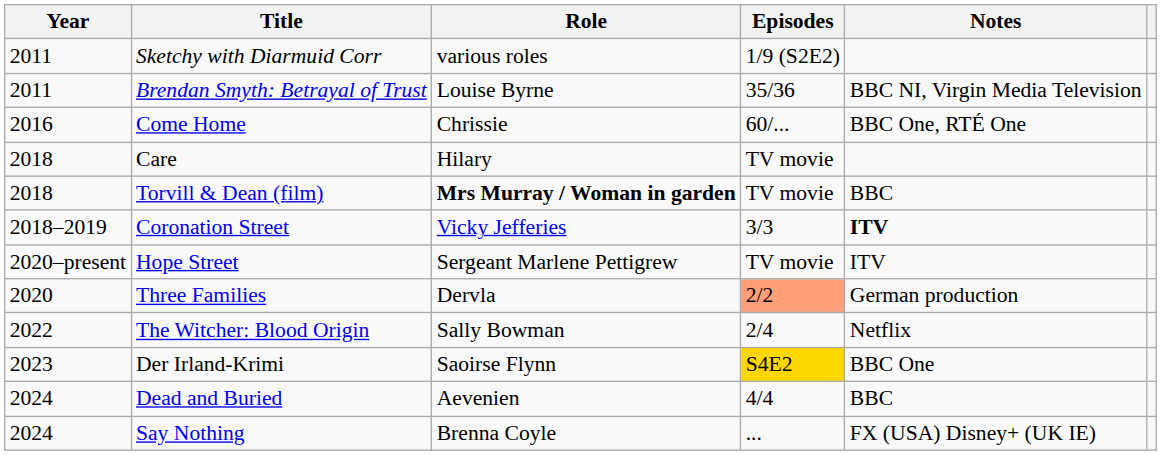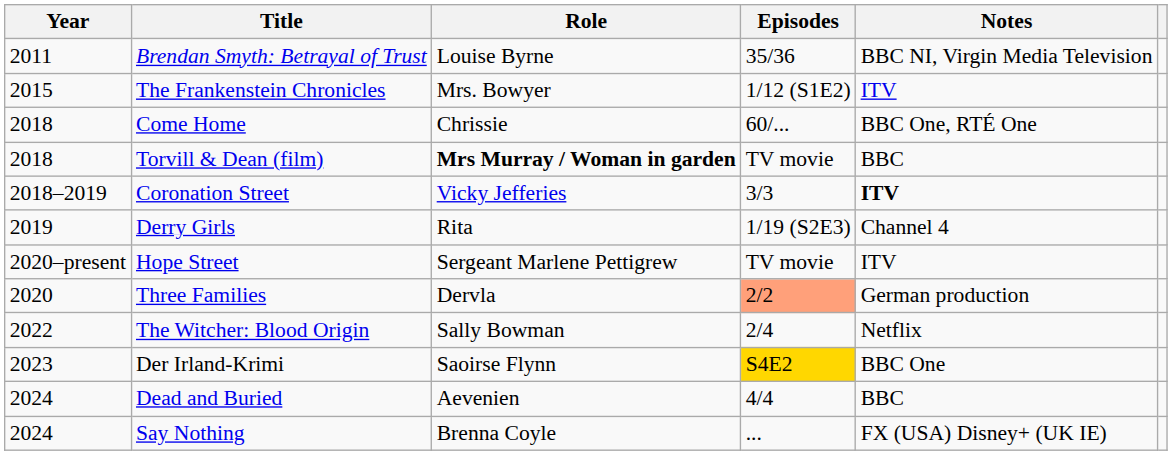- row: (259, 55)
+ row: (261, 90)
(31, 124) 2016 -> (31, 124) 2018
- row: (156, 158)
+ row: (185, 227)
